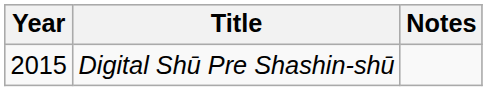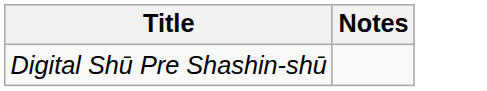- column: (39, 24)
